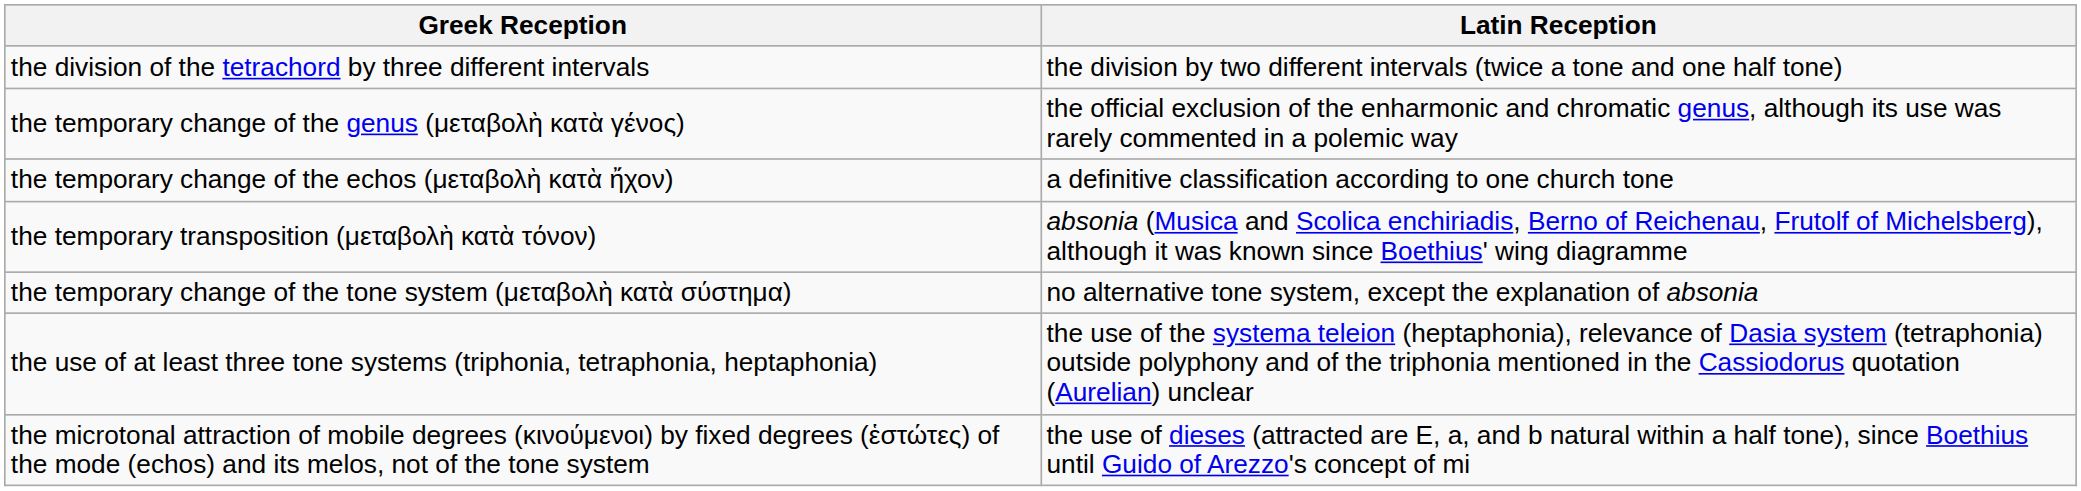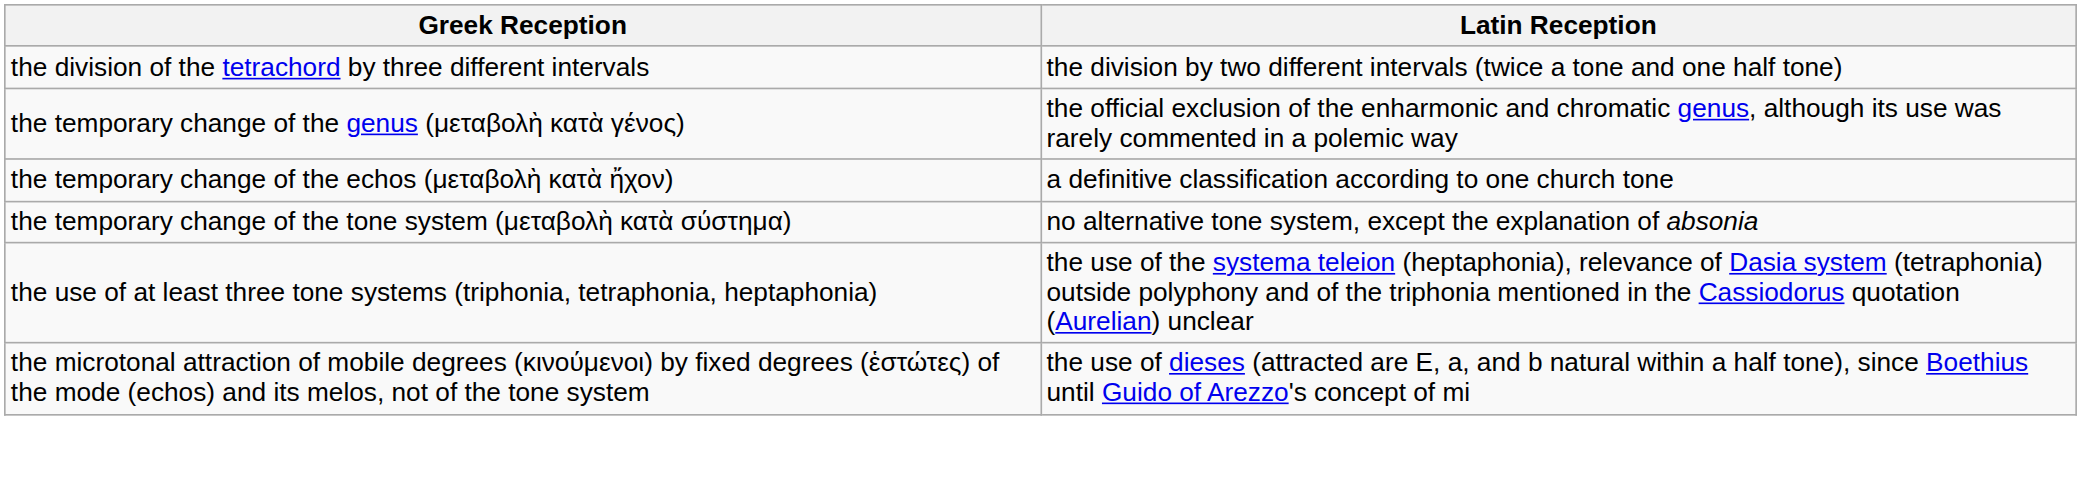- row: (304, 236)
